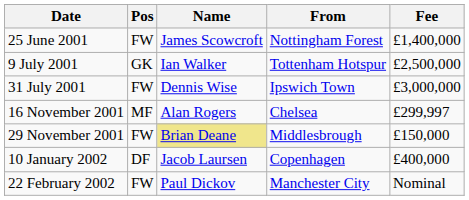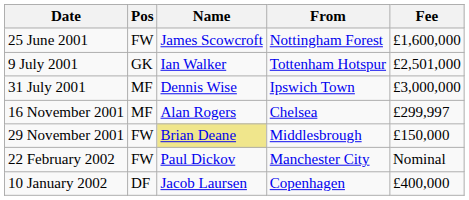(427, 40) £1,400,000 -> (427, 40) £1,600,000
(427, 64) £2,500,000 -> (427, 64) £2,501,000
(142, 87) FW -> (142, 87) MF
rows swapped: (58, 159) <-> (61, 183)
